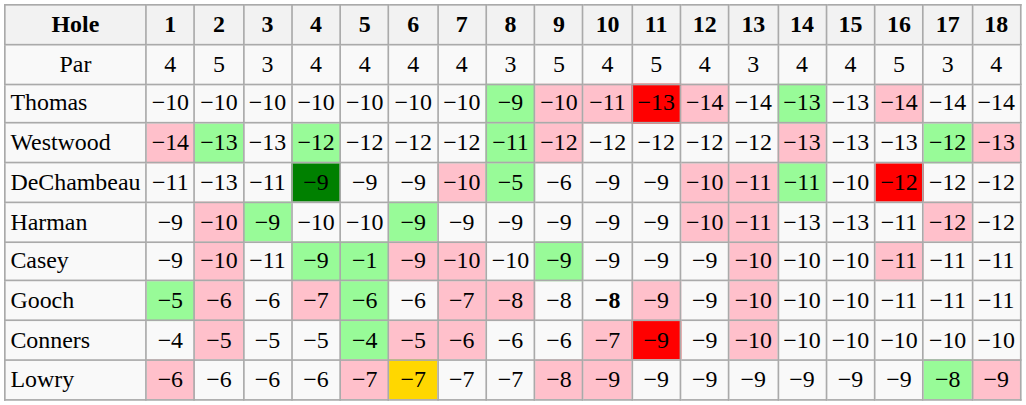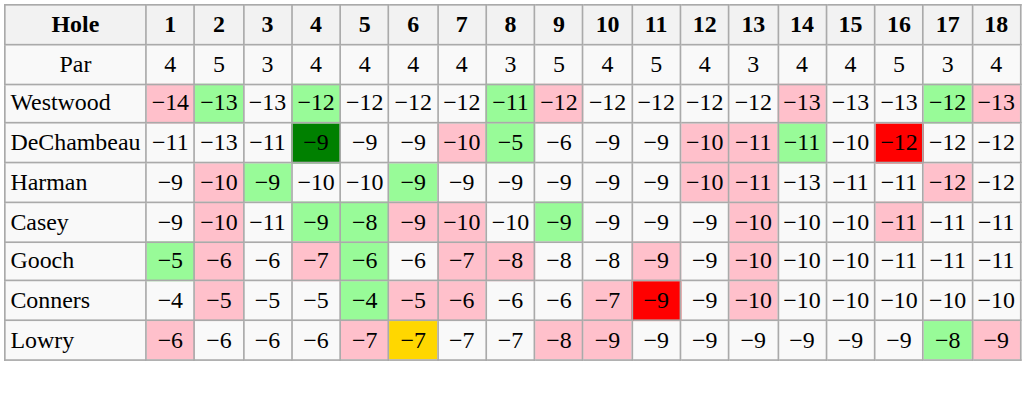- row: (49, 103)
(850, 221) −13 -> (850, 182) −11
(365, 261) −1 -> (365, 221) −8
(608, 300) bold -> (608, 261) normal
